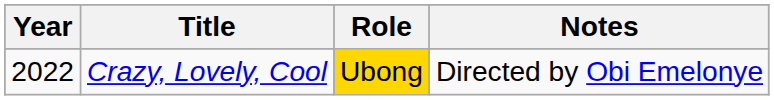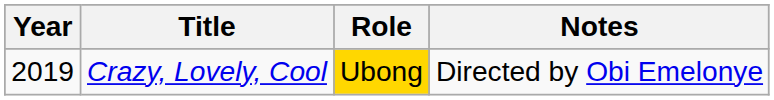(43, 71) 2022 -> (43, 71) 2019
